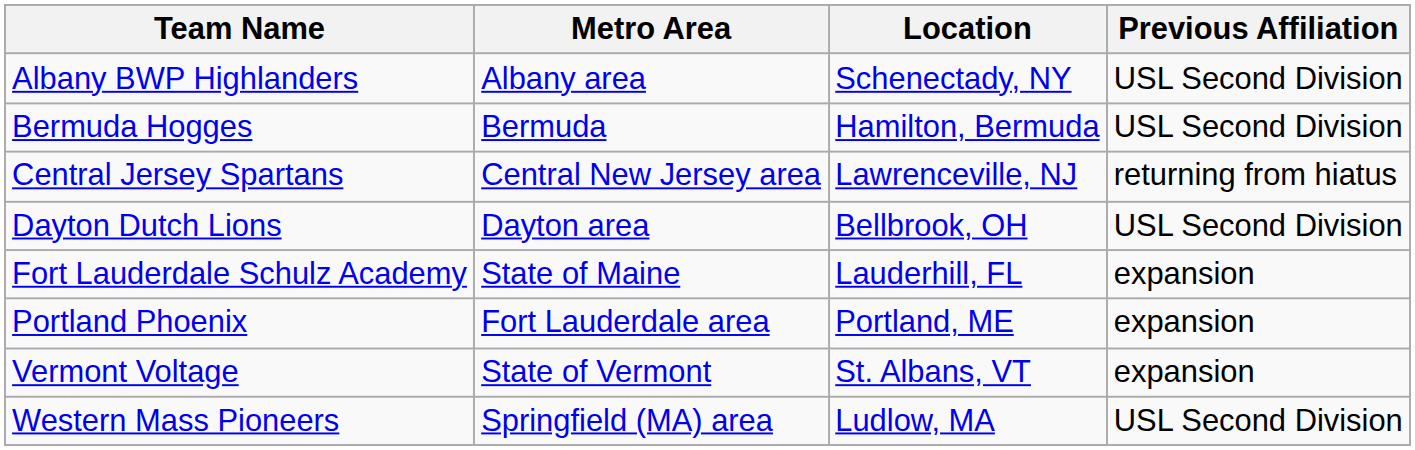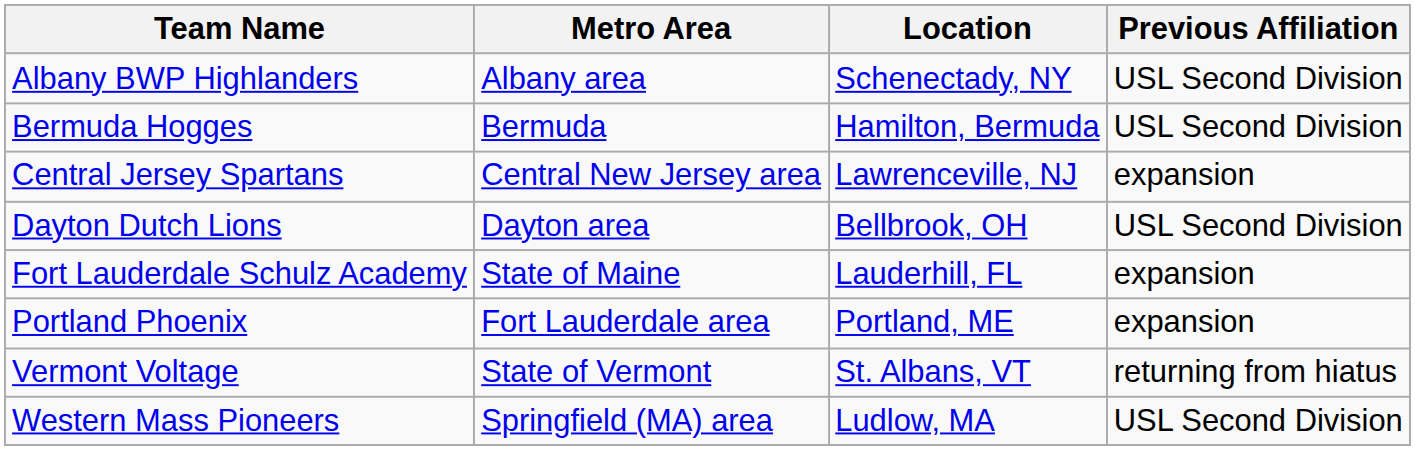(1255, 175) returning from hiatus -> (1184, 175) expansion
(1184, 371) expansion -> (1255, 371) returning from hiatus
